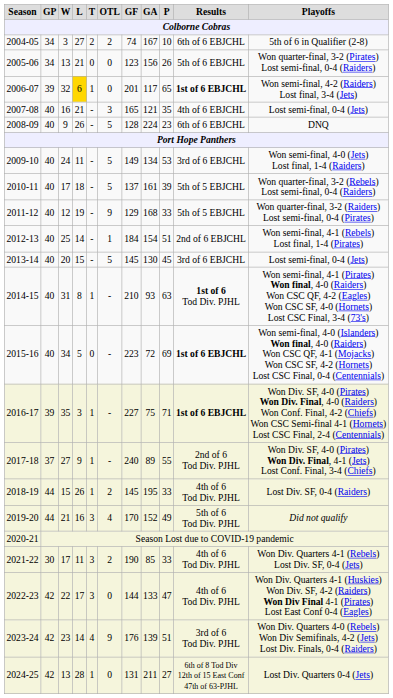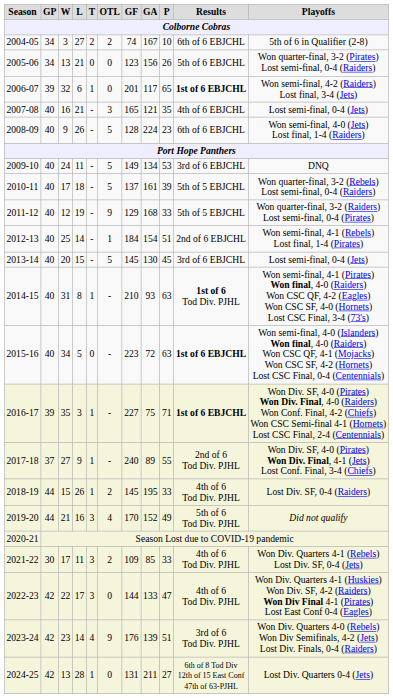(80, 89) gold background -> (80, 89) no background
(318, 125) DNQ -> (318, 130) Won semi-final, 4-0 (Jets) Lost final, 1-4 (Raiders)
(318, 160) Won semi-final, 4-0 (Jets) Lost final, 1-4 (Raiders) -> (318, 166) DNQ
(167, 354) 69 -> (167, 354) 63
(131, 559) 190 -> (131, 559) 109
